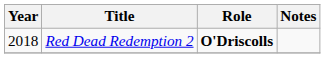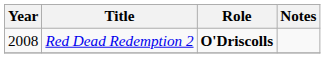(23, 40) 2018 -> (23, 40) 2008
